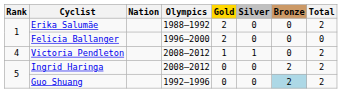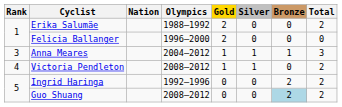+ row: (60, 53)
(187, 67) 2008–2012 -> (187, 81) 1992–1996
(187, 81) 1992–1996 -> (187, 95) 2008–2012
